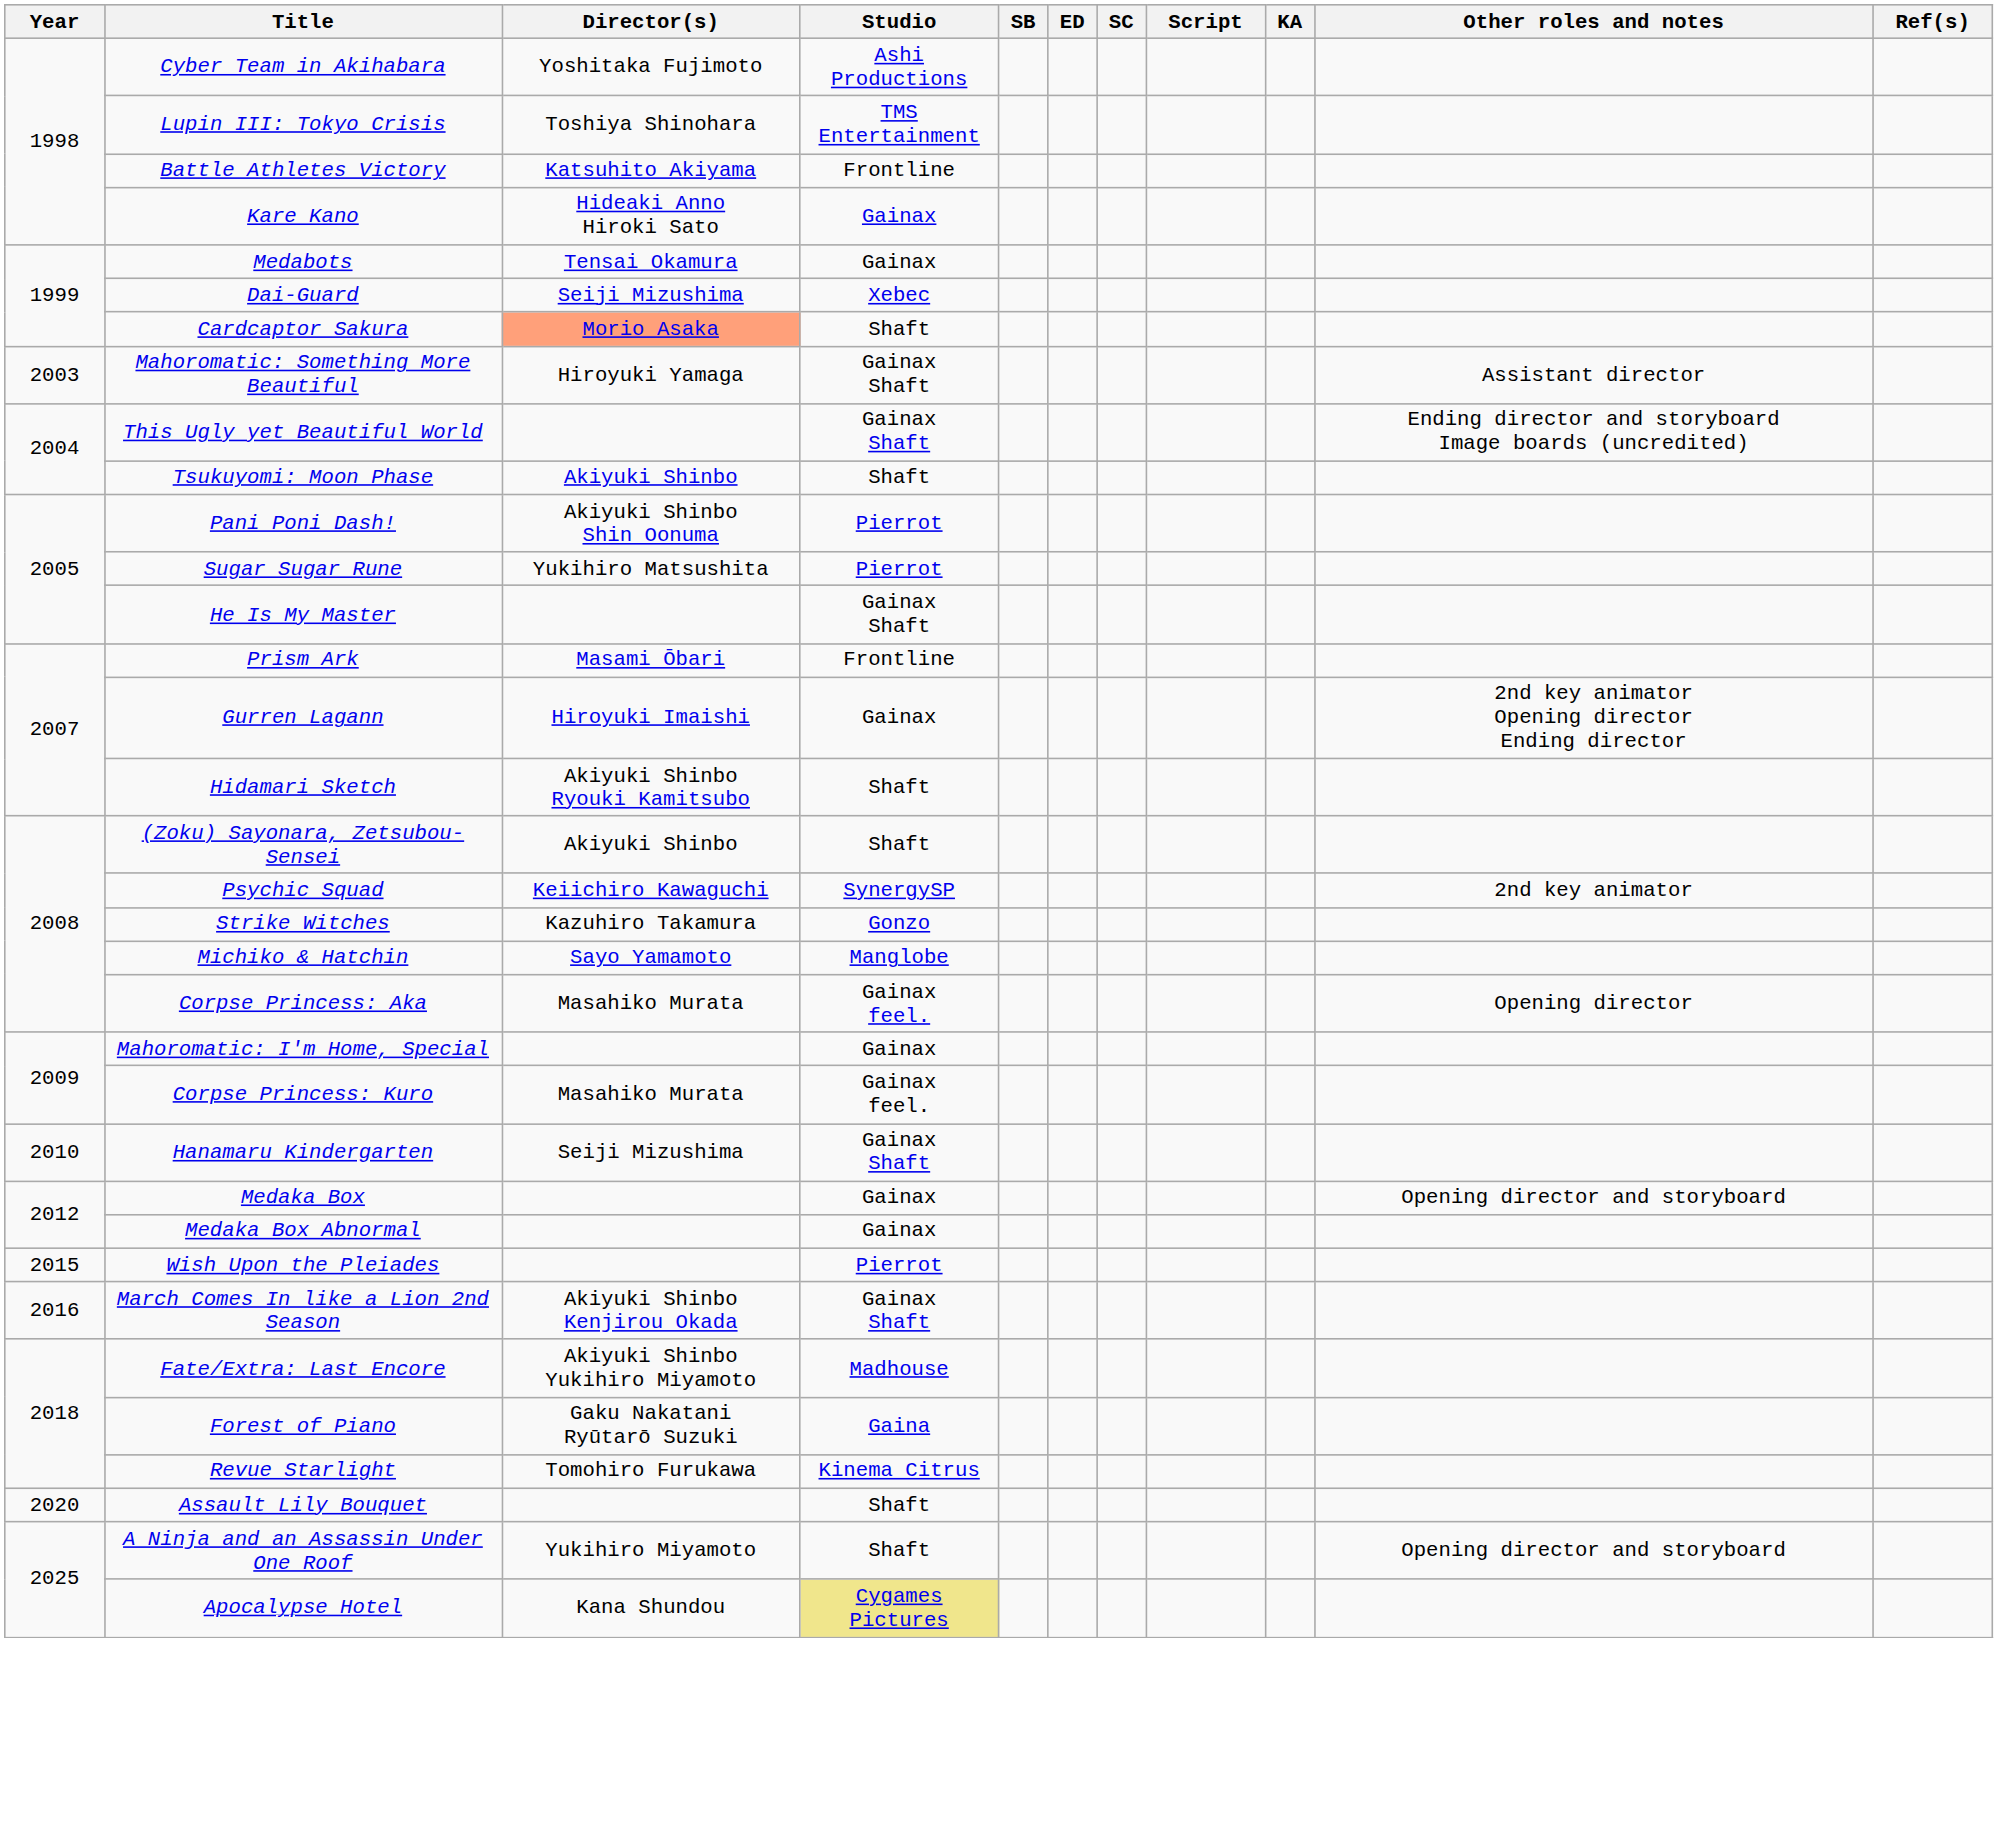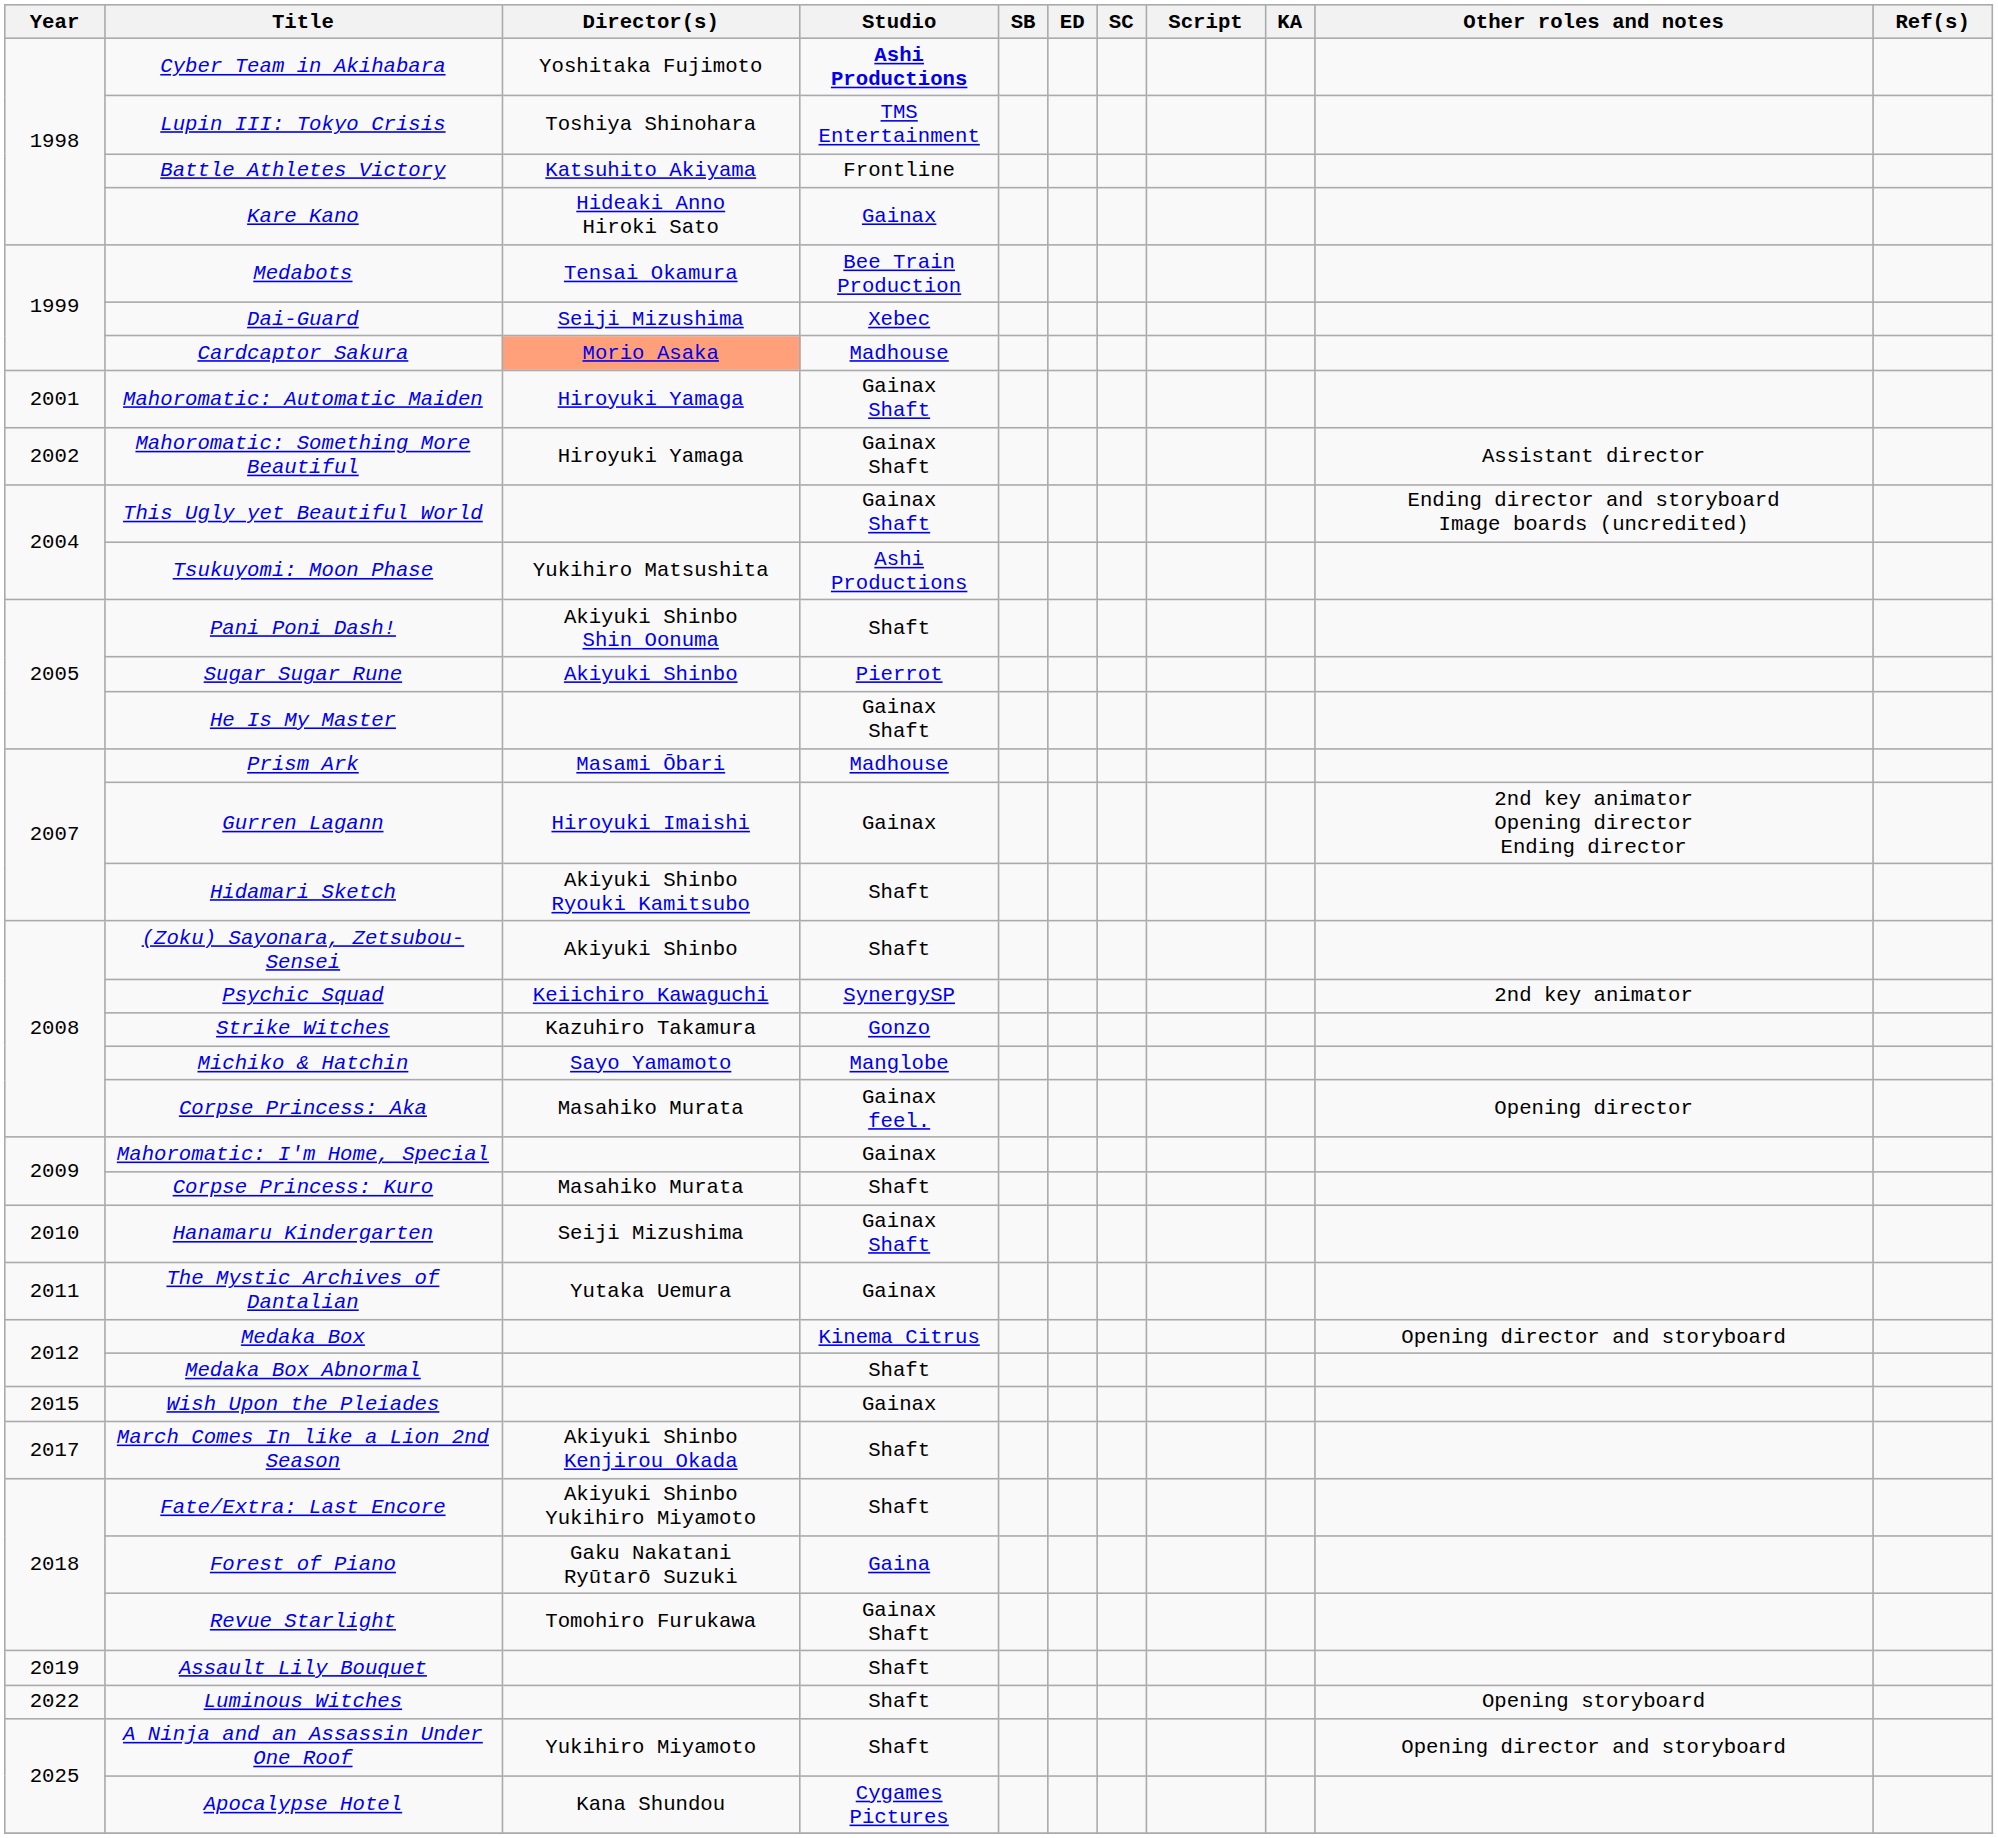(899, 67) normal -> (899, 67) bold
(899, 262) Gainax -> (899, 274) Bee Train Production
(899, 329) Shaft -> (899, 353) Madhouse
+ row: (303, 398)
(54, 375) 2003 -> (54, 456) 2002
(651, 478) Akiyuki Shinbo -> (651, 571) Yukihiro Matsushita
(899, 478) Shaft -> (899, 571) Ashi Productions
(899, 523) Pierrot -> (899, 629) Shaft
(651, 569) Yukihiro Matsushita -> (651, 674) Akiyuki Shinbo
(899, 660) Frontline -> (899, 765) Madhouse
(899, 1095) Gainax feel. -> (899, 1188) Shaft
+ row: (303, 1291)
(899, 1198) Gainax -> (899, 1337) Kinema Citrus
(899, 1231) Gainax -> (899, 1370) Shaft
(899, 1265) Pierrot -> (899, 1404) Gainax
(54, 1311) 2016 -> (54, 1450) 2017
(899, 1311) Gainax Shaft -> (899, 1450) Shaft
(899, 1368) Madhouse -> (899, 1507) Shaft
(899, 1471) Kinema Citrus -> (899, 1622) Gainax Shaft
(54, 1505) 2020 -> (54, 1668) 2019
+ row: (303, 1702)
(899, 1608) khaki background -> (899, 1805) no background
